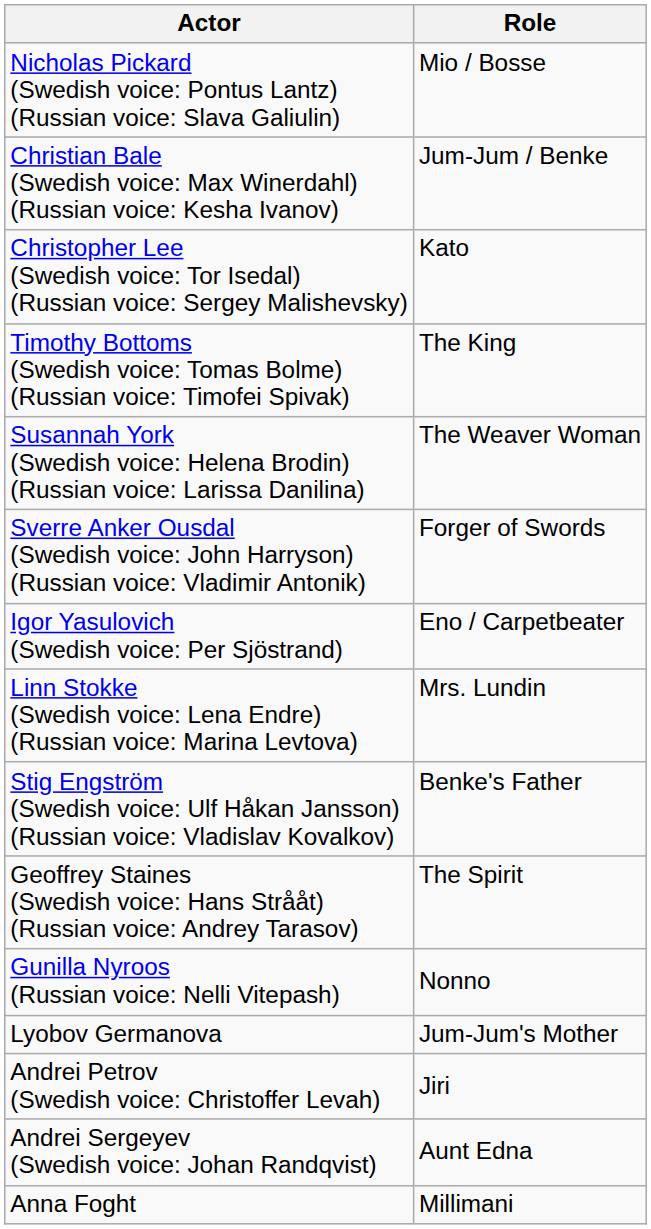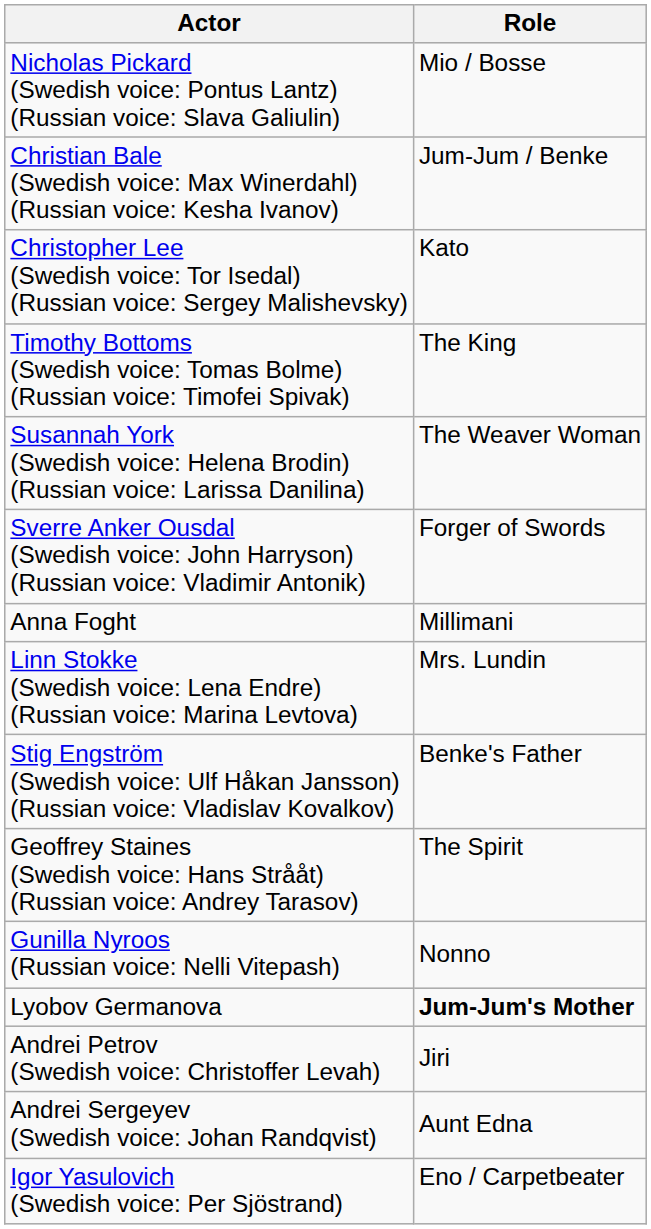rows swapped: (177, 635) <-> (73, 1204)
(519, 1033) normal -> (527, 1006) bold
